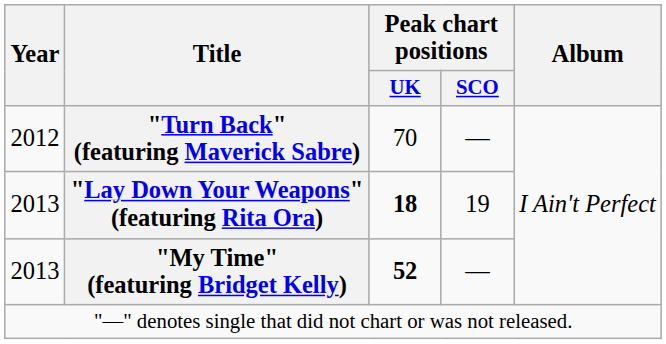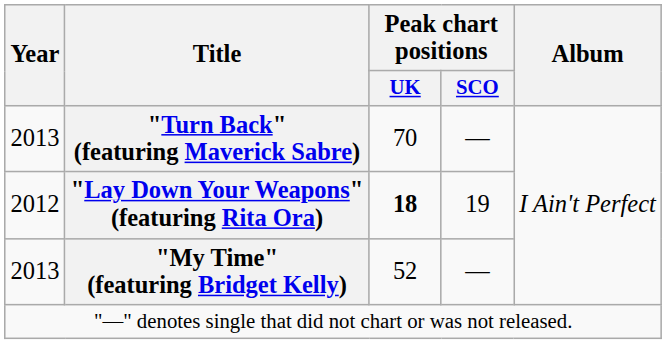(35, 138) 2012 -> (35, 138) 2013
(35, 204) 2013 -> (35, 204) 2012
(405, 271) bold -> (405, 271) normal
